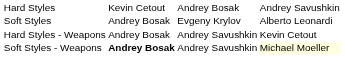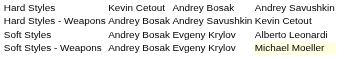rows swapped: (28, 21) <-> (55, 34)
(142, 48) bold -> (139, 48) normal
(217, 48) Andrey Savushkin -> (204, 48) Evgeny Krylov
